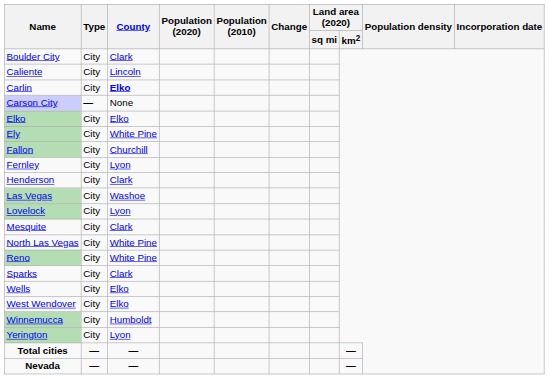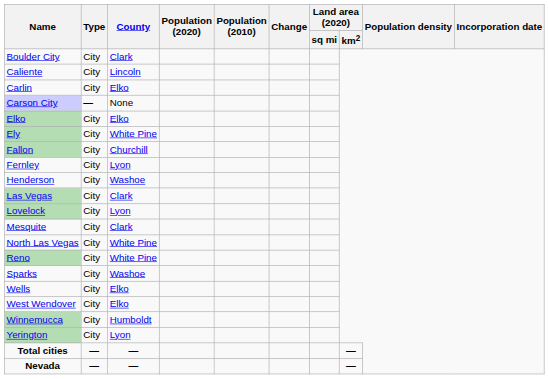(120, 87) bold -> (119, 87) normal
(121, 180) Clark -> (127, 180) Washoe
(127, 196) Washoe -> (121, 196) Clark
(121, 273) Clark -> (127, 273) Washoe
